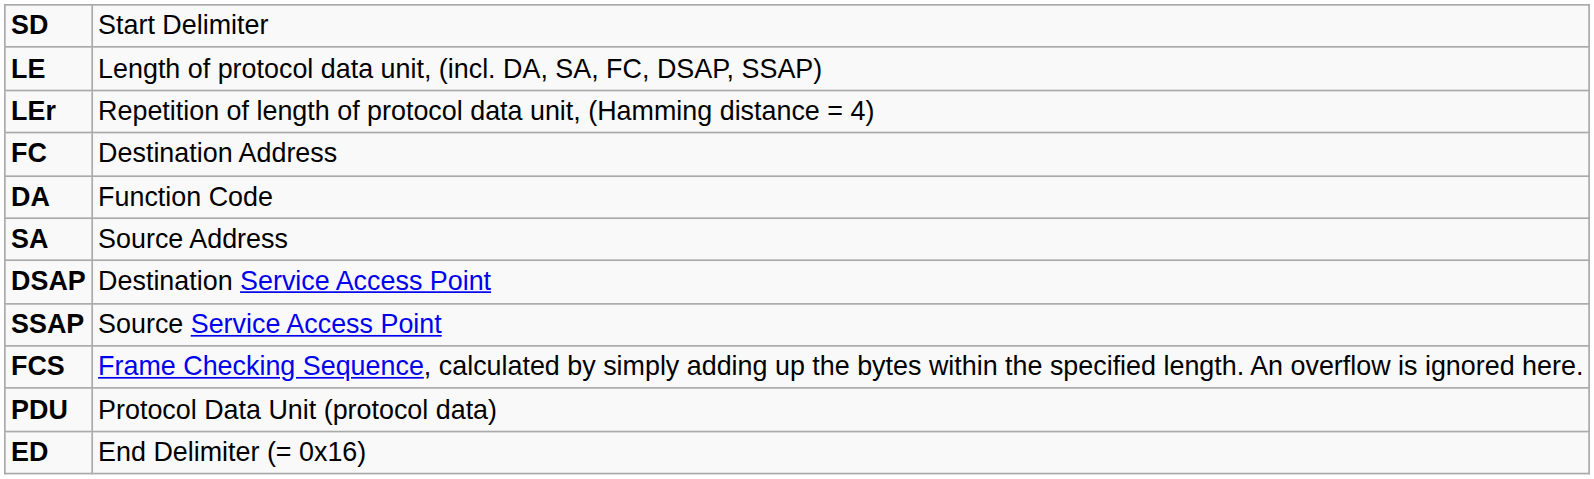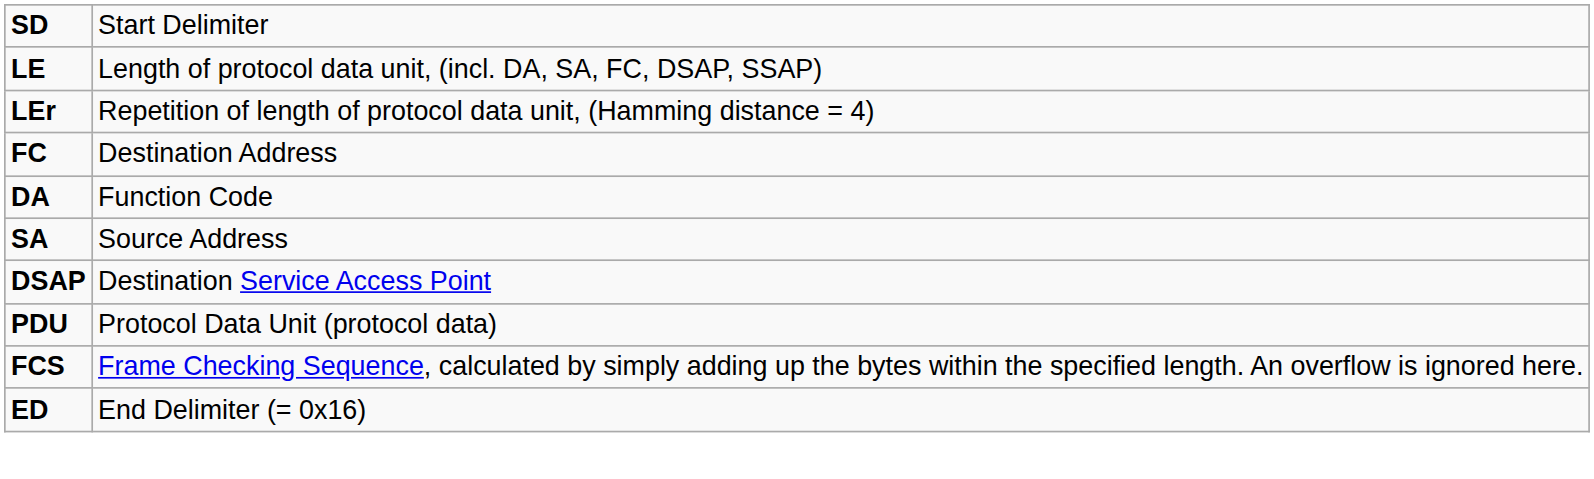- row: (48, 324)
rows swapped: (39, 409) <-> (38, 366)
